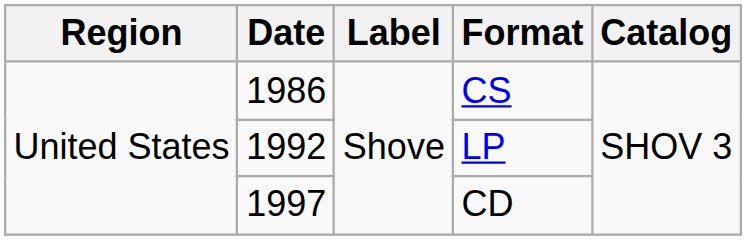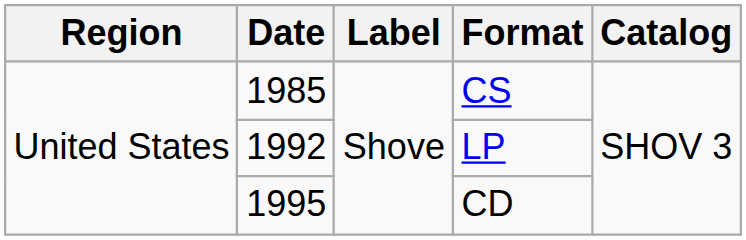(286, 90) 1986 -> (286, 90) 1985
(286, 204) 1997 -> (286, 204) 1995
